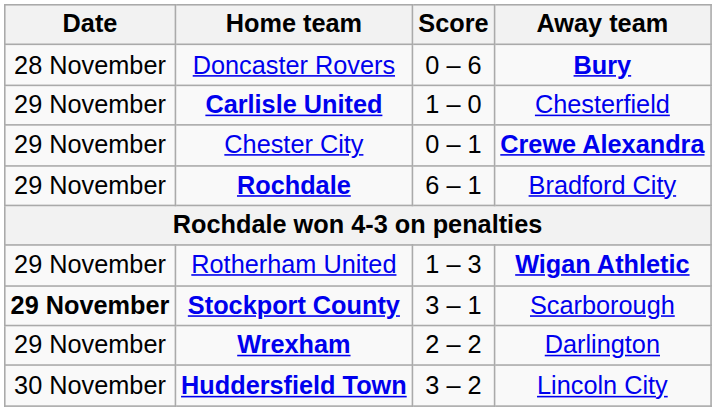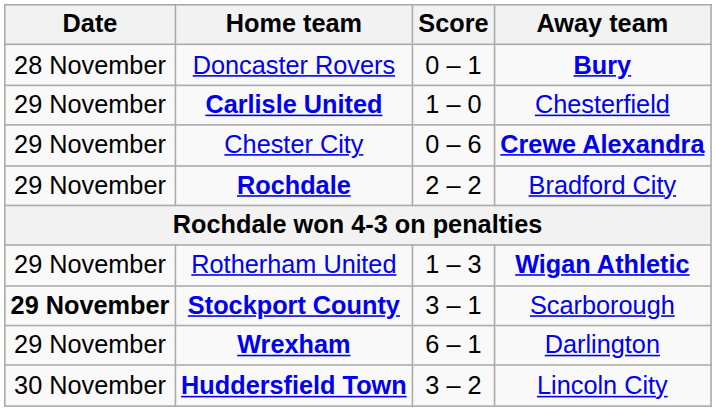(453, 64) 0 – 6 -> (453, 64) 0 – 1
(453, 144) 0 – 1 -> (453, 144) 0 – 6
(453, 184) 6 – 1 -> (453, 184) 2 – 2
(453, 345) 2 – 2 -> (453, 345) 6 – 1
